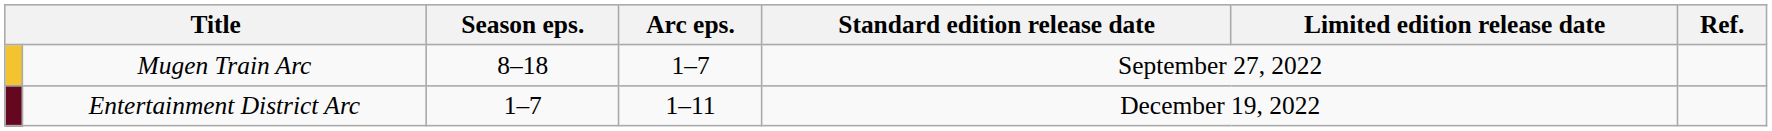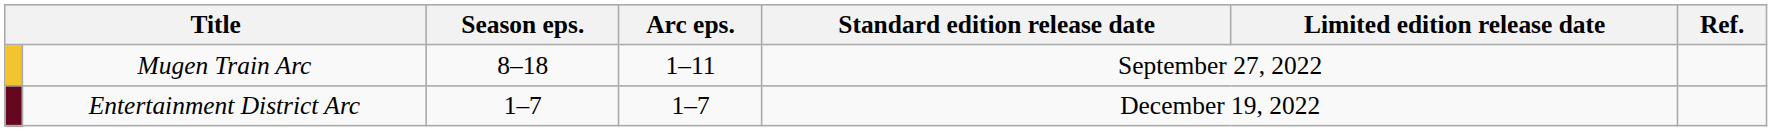(691, 65) 1–7 -> (691, 65) 1–11
(691, 105) 1–11 -> (691, 105) 1–7
